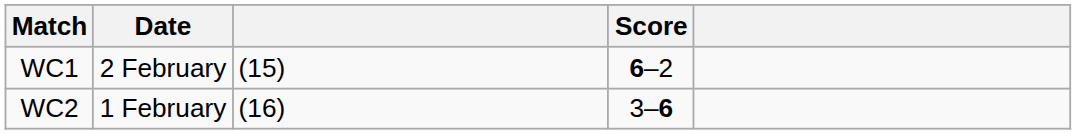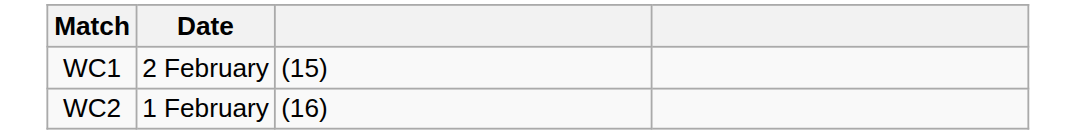- column: (651, 26)
